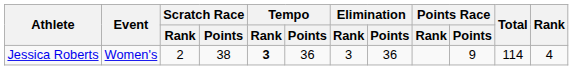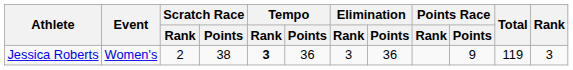(513, 55) 114 -> (513, 55) 119
(549, 55) 4 -> (549, 55) 3
